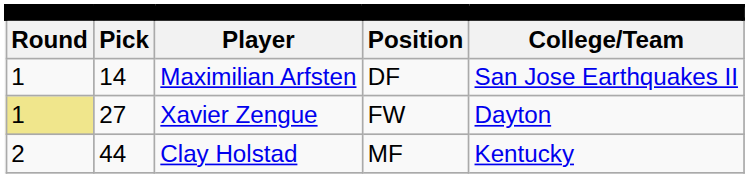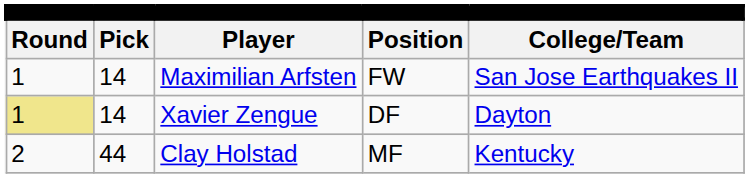(384, 77) DF -> (387, 77) FW
(113, 115) 27 -> (113, 115) 14
(387, 115) FW -> (384, 115) DF
